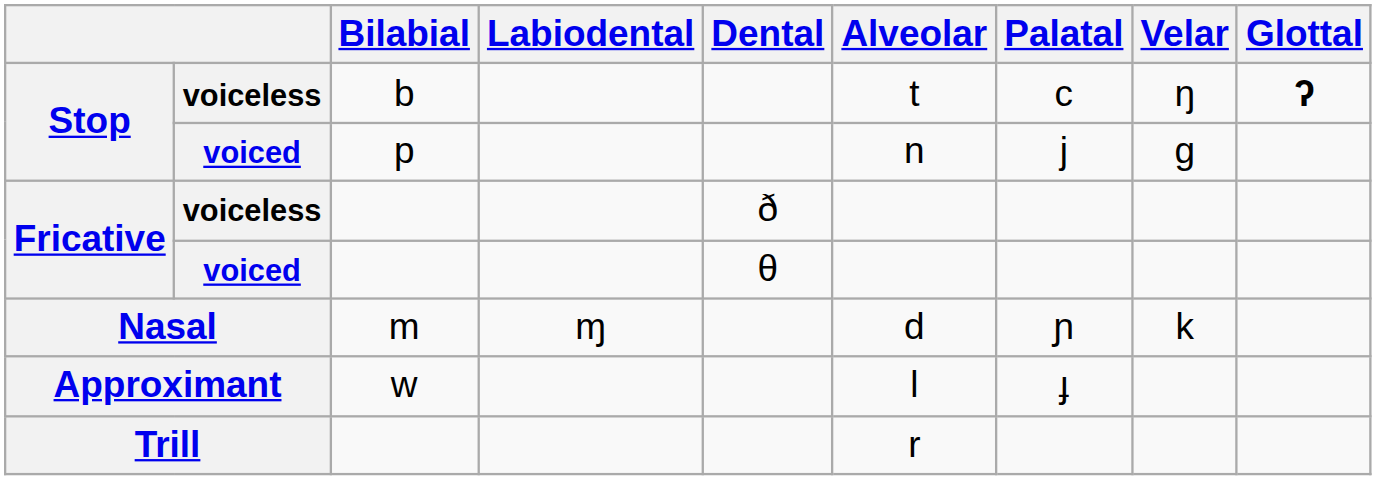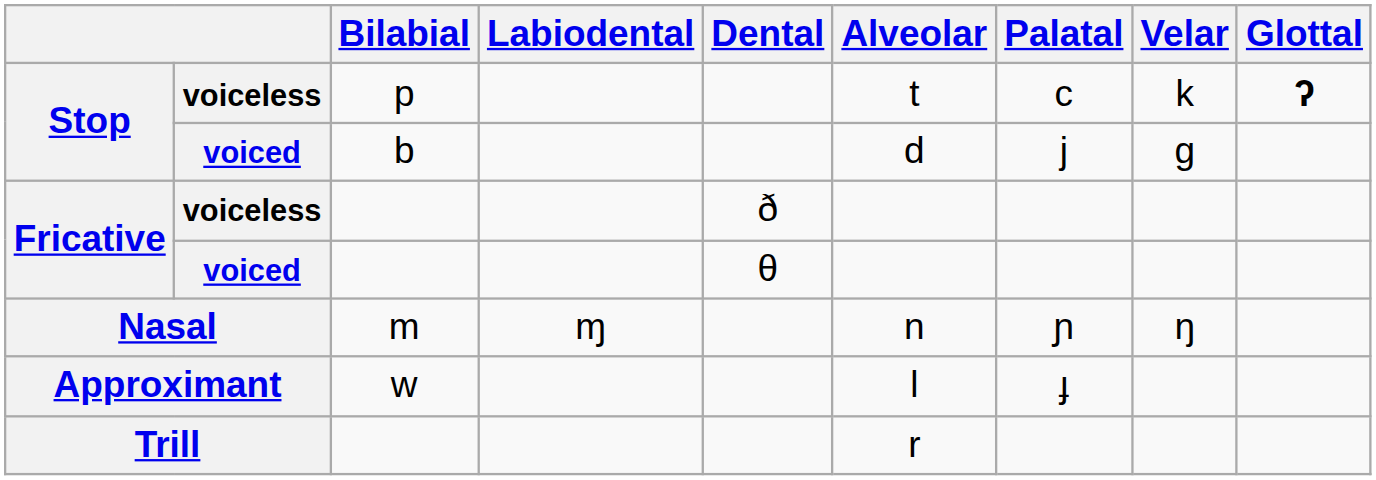(404, 92) b -> (404, 92) p
(1185, 92) ŋ -> (1185, 92) k
(404, 151) p -> (404, 151) b
(914, 151) n -> (914, 151) d
(914, 326) d -> (914, 326) n
(1185, 326) k -> (1185, 326) ŋ
